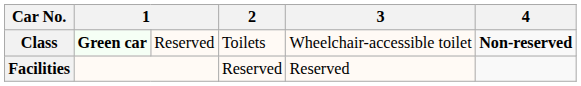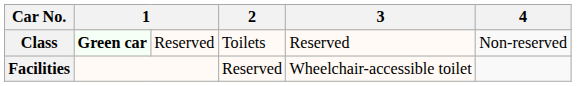(381, 42) Wheelchair-accessible toilet -> (320, 42) Reserved
(526, 42) bold -> (523, 42) normal
(320, 68) Reserved -> (381, 68) Wheelchair-accessible toilet
